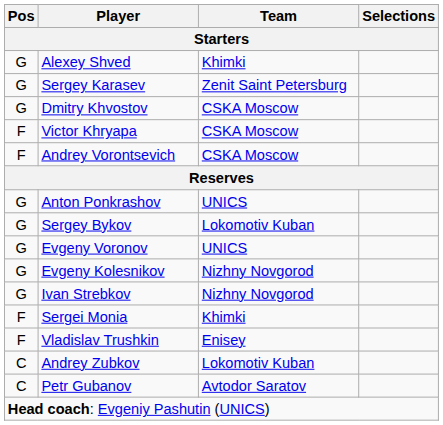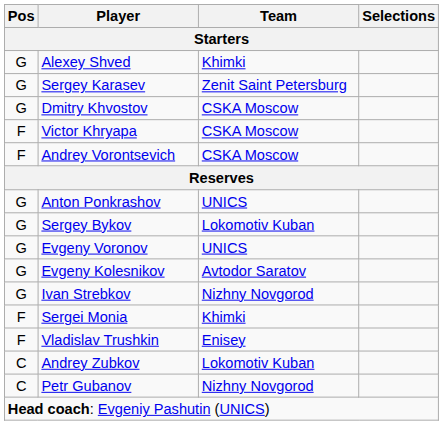(258, 270) Nizhny Novgorod -> (254, 270) Avtodor Saratov
(254, 386) Avtodor Saratov -> (258, 386) Nizhny Novgorod
